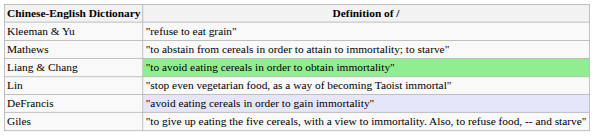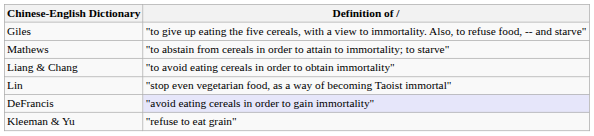rows swapped: (19, 121) <-> (41, 31)
(270, 67) lightgreen background -> (270, 67) no background
